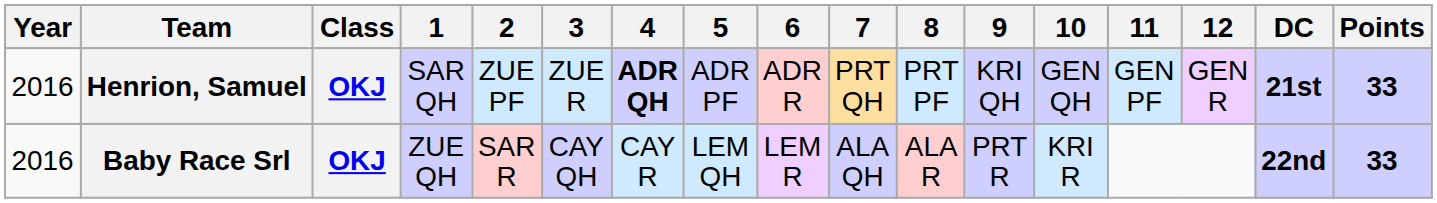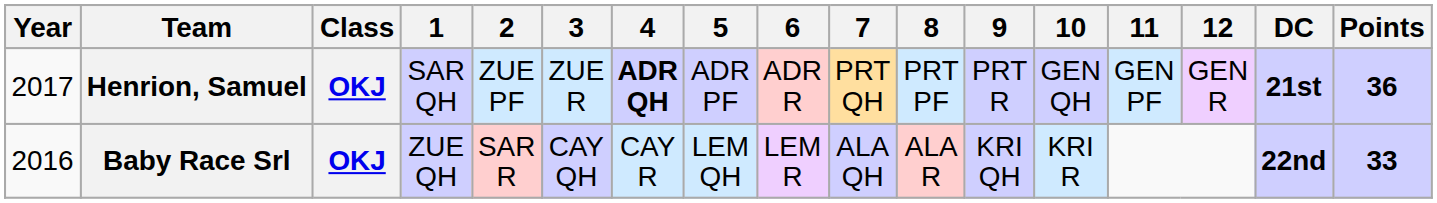(43, 86) 2016 -> (43, 86) 2017
(1000, 86) KRI QH -> (1000, 86) PRT R
(1382, 86) 33 -> (1382, 86) 36
(1000, 161) PRT R -> (1000, 161) KRI QH
